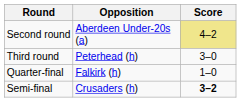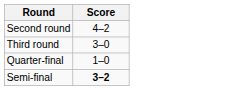- column: (127, 12)
(208, 34) khaki background -> (101, 28) no background
